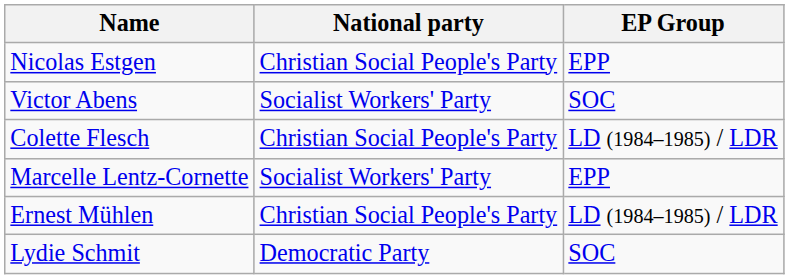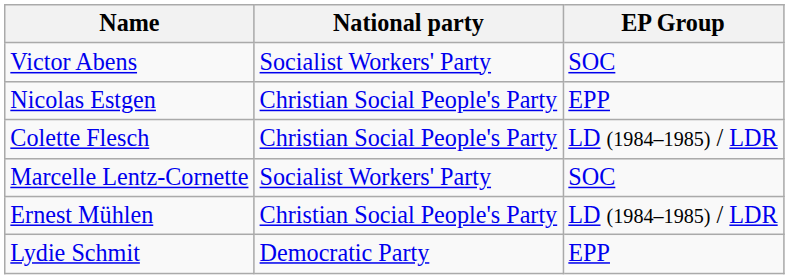rows swapped: (74, 100) <-> (83, 61)
(589, 176) EPP -> (592, 176) SOC
(592, 253) SOC -> (589, 253) EPP
